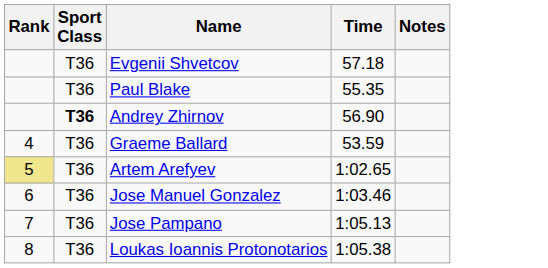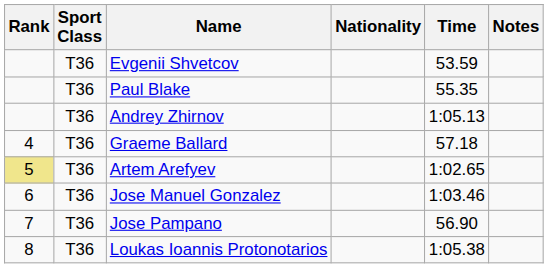+ column: (378, 27)
(363, 63) 57.18 -> (457, 63) 53.59
(80, 116) bold -> (80, 116) normal
(363, 116) 56.90 -> (457, 116) 1:05.13
(363, 143) 53.59 -> (457, 143) 57.18
(363, 223) 1:05.13 -> (457, 223) 56.90
